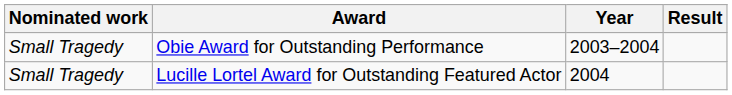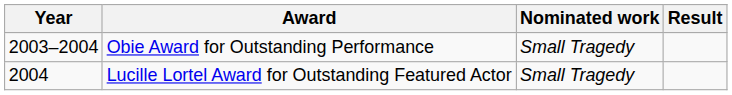columns swapped: (615, 18) <-> (78, 18)
